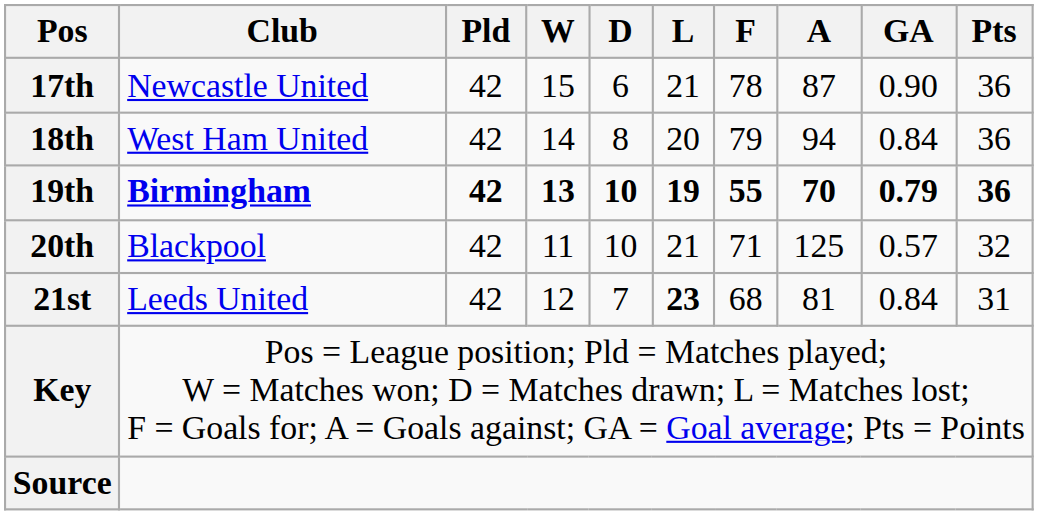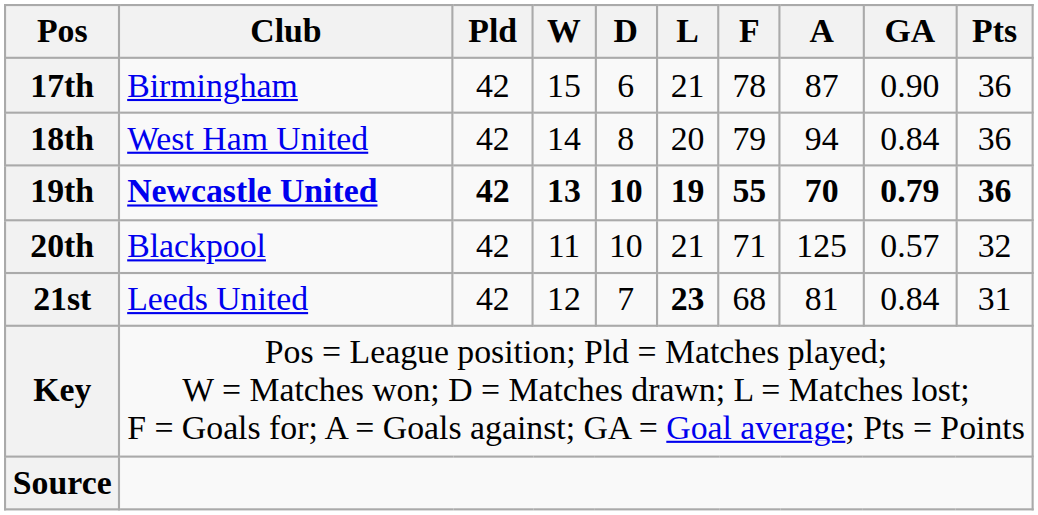(248, 84) Newcastle United -> (213, 84) Birmingham
(219, 191) Birmingham -> (252, 191) Newcastle United
